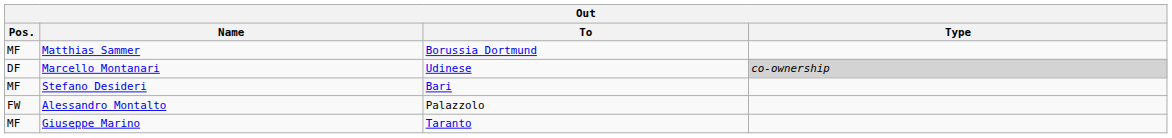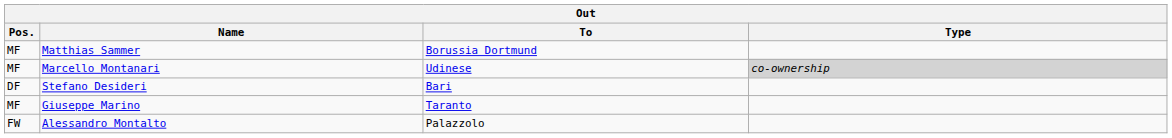(14, 68) DF -> (14, 68) MF
(14, 86) MF -> (14, 86) DF
rows swapped: (91, 123) <-> (104, 105)
